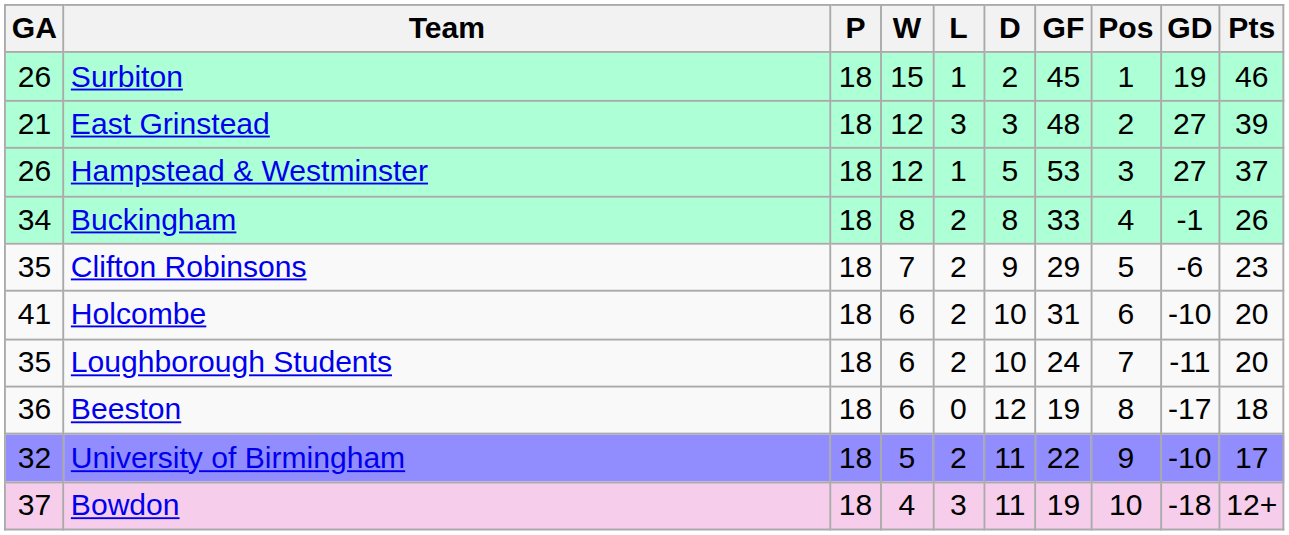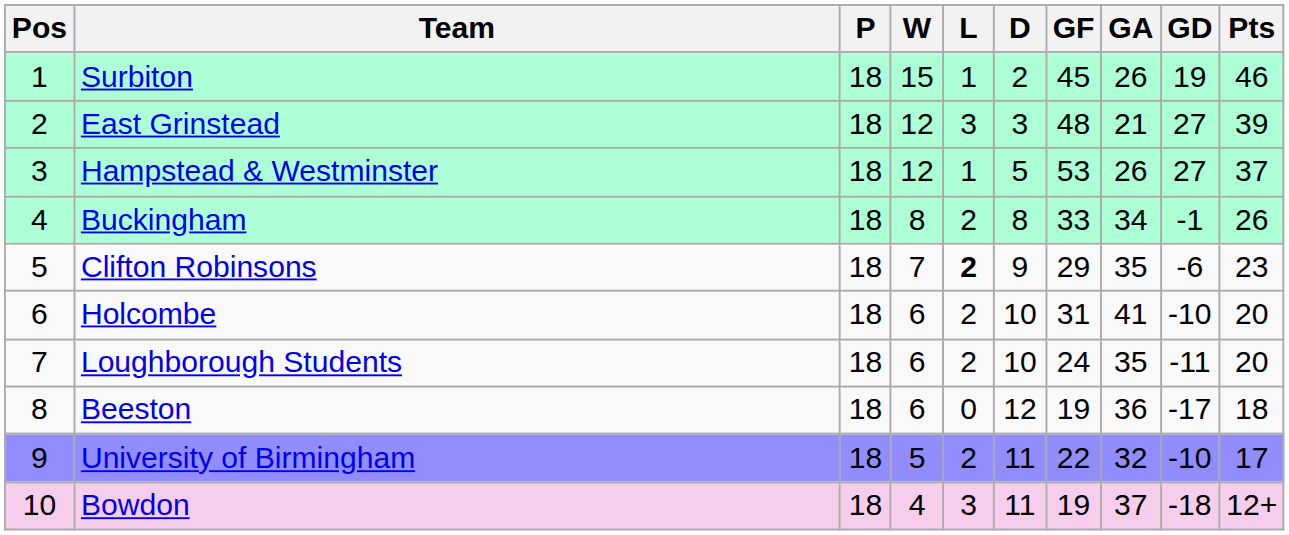columns swapped: (1126, 28) <-> (34, 28)
(958, 266) normal -> (968, 266) bold
